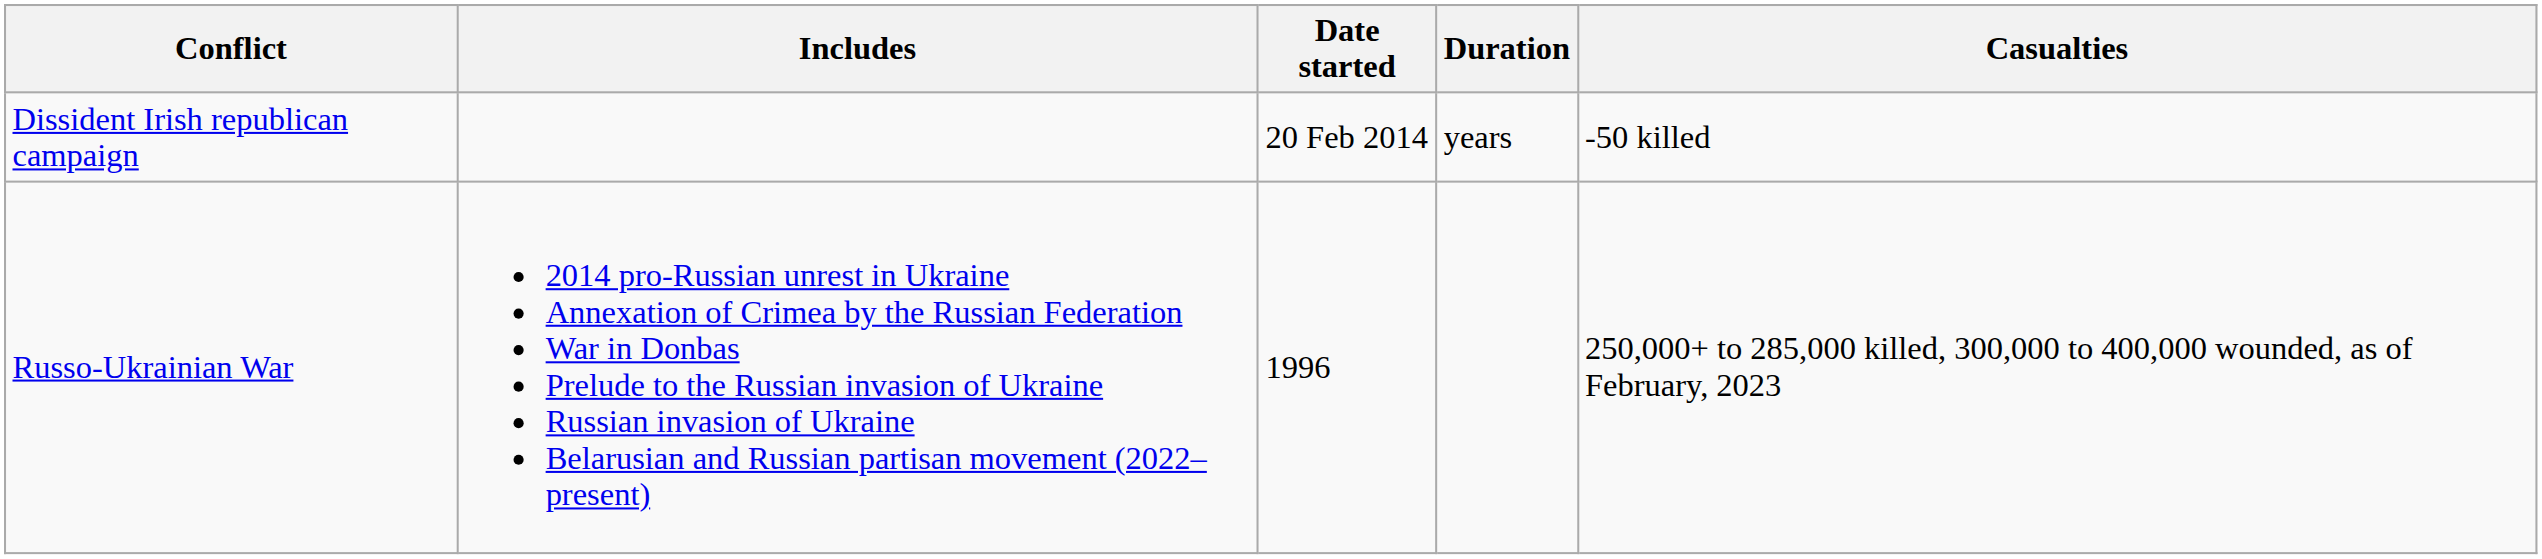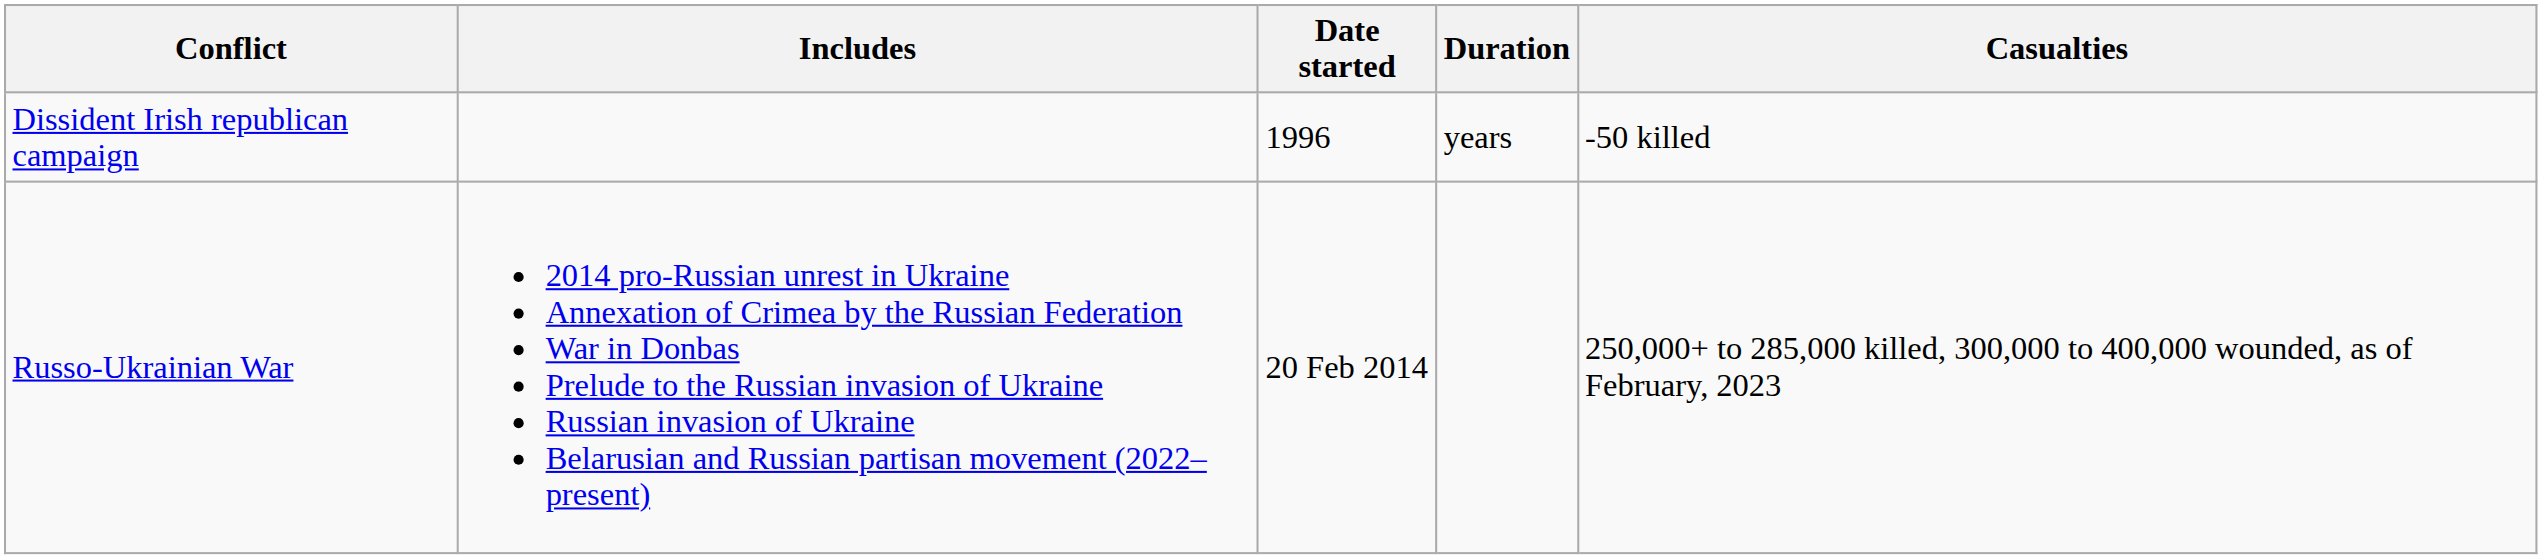(1347, 136) 20 Feb 2014 -> (1298, 136) 1996
(1298, 366) 1996 -> (1347, 366) 20 Feb 2014
